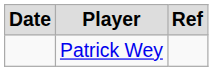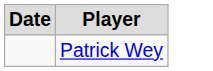- column: (187, 19)
